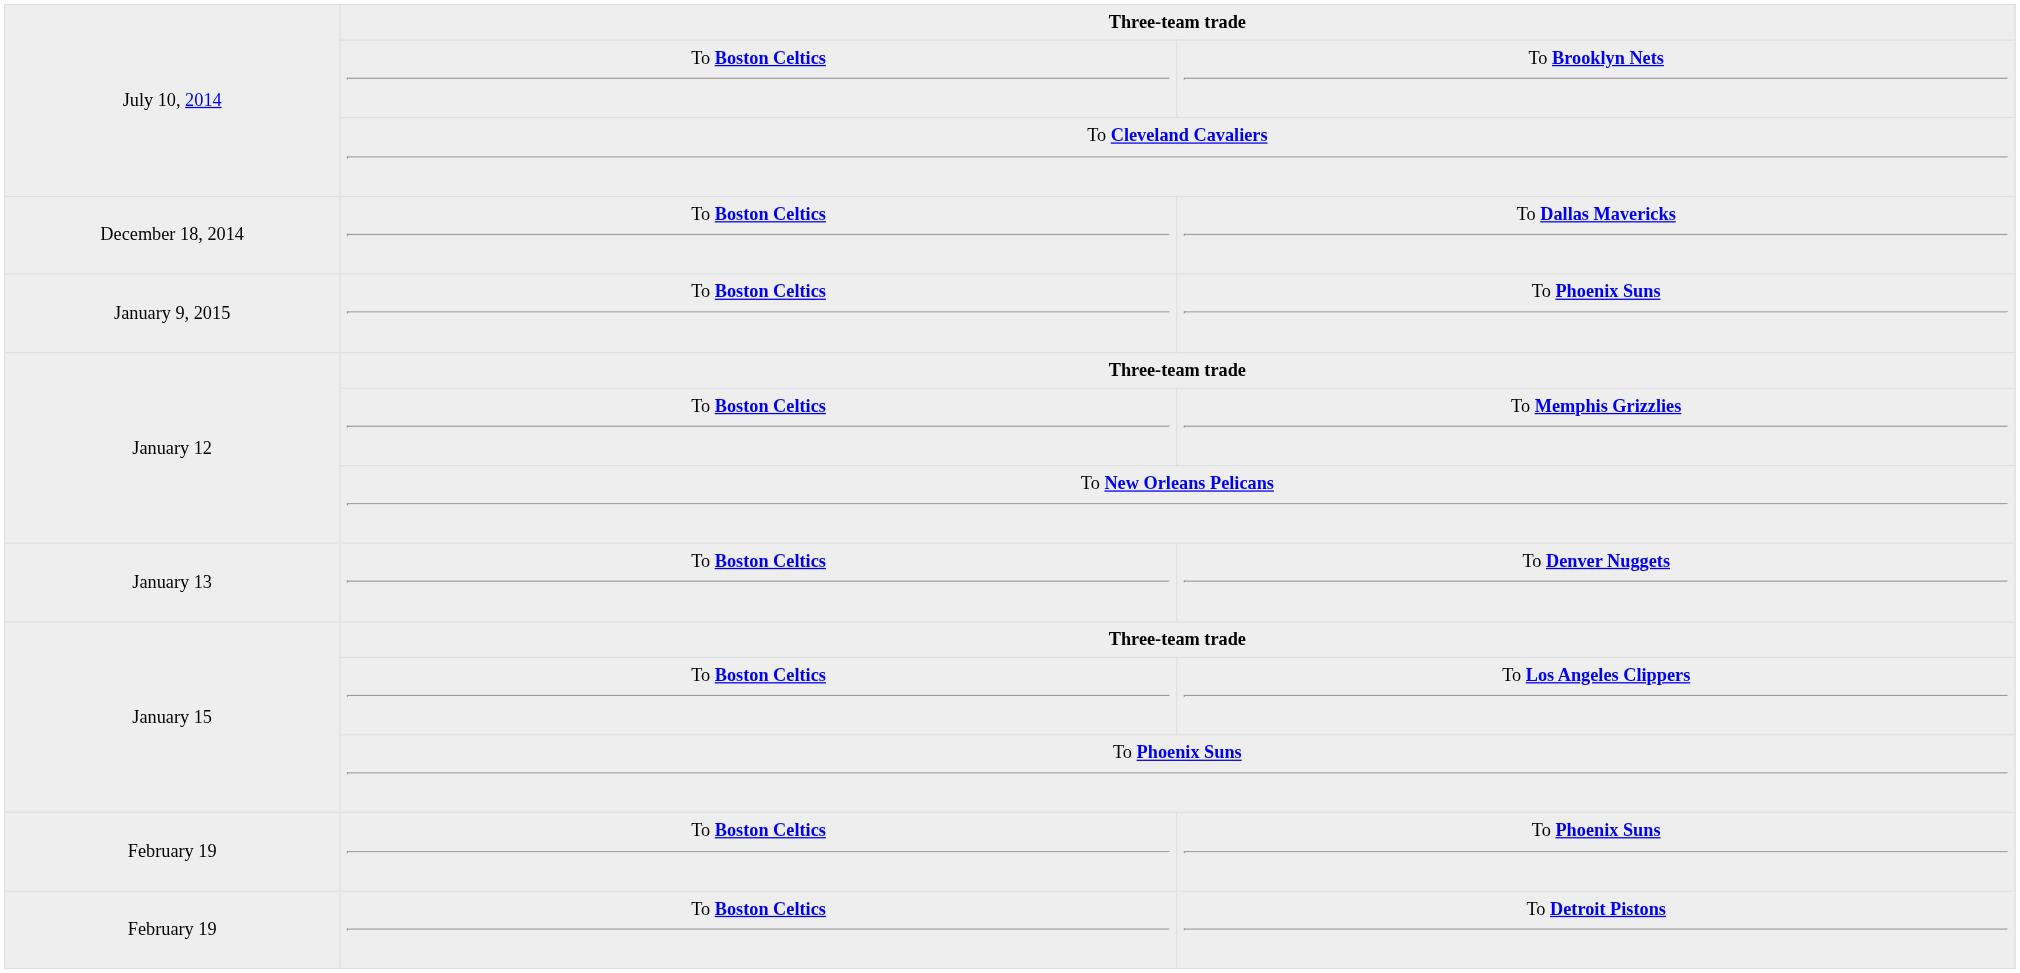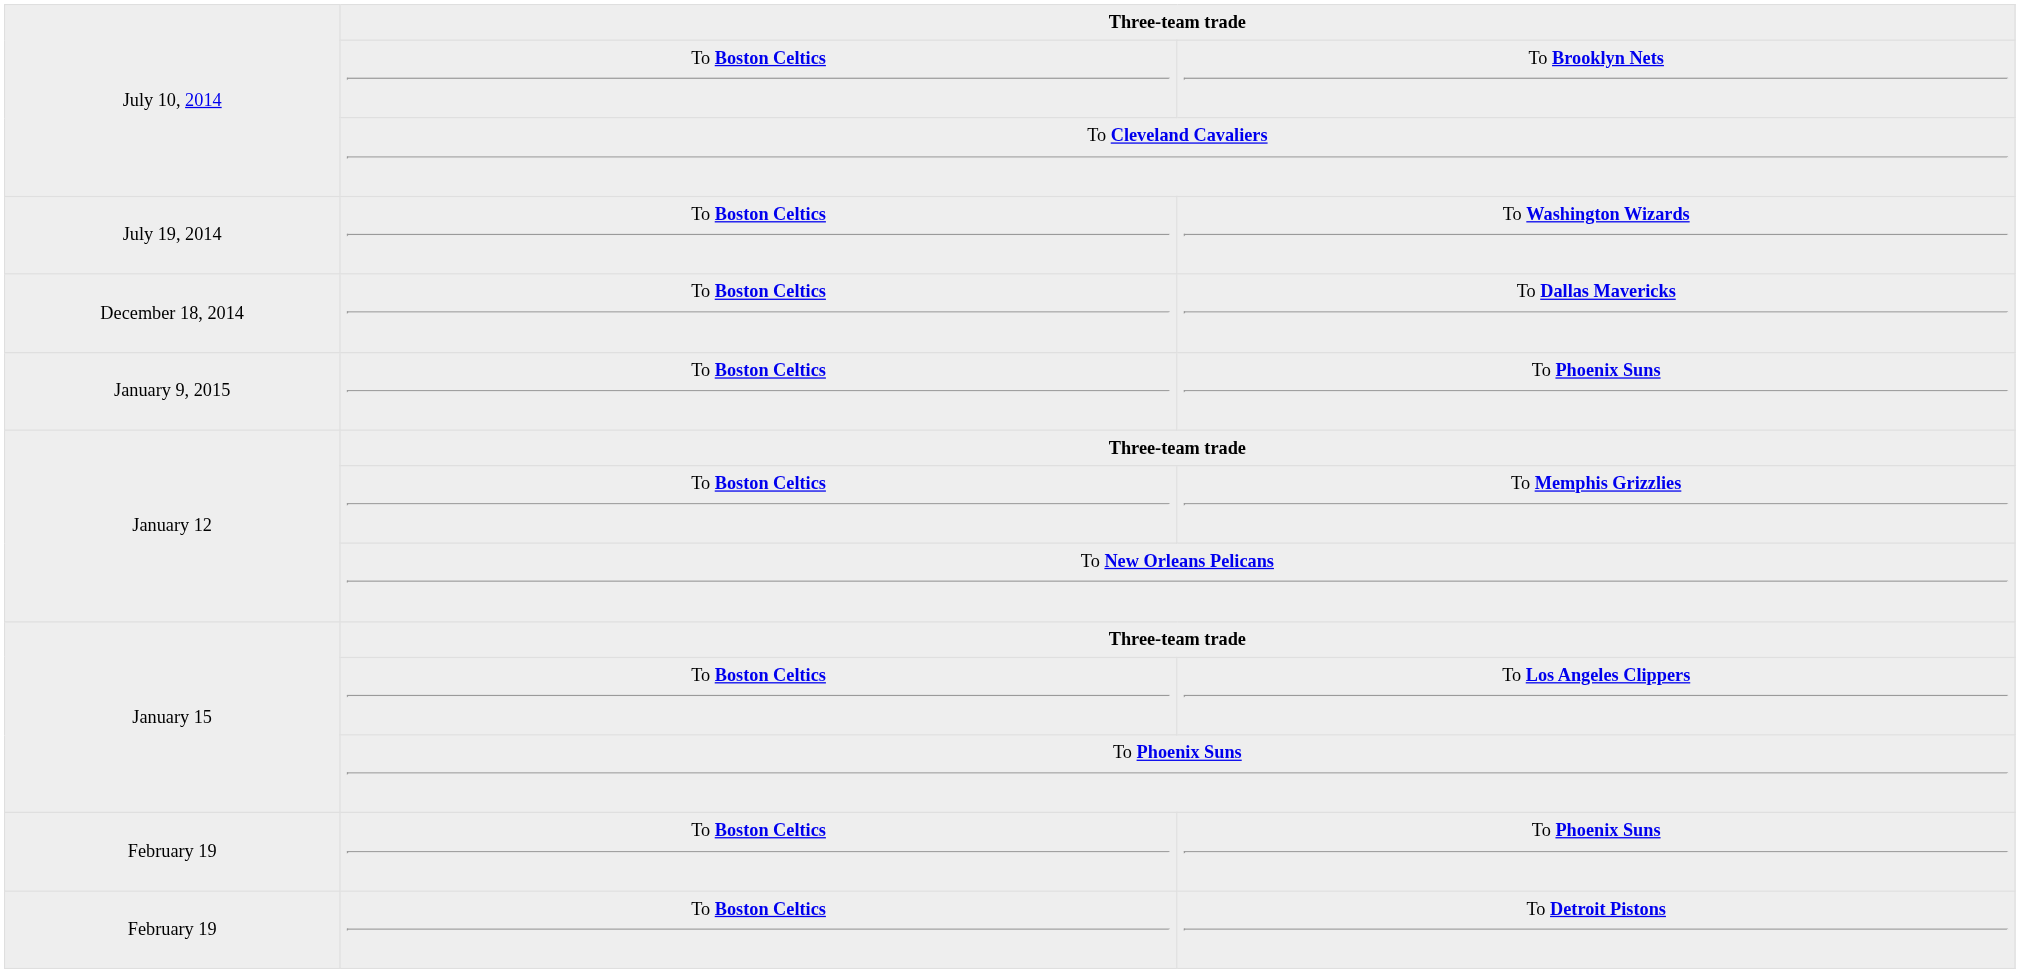+ row: (172, 234)
- row: (172, 582)
